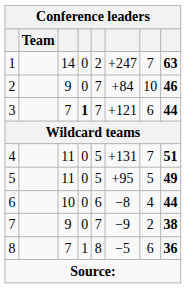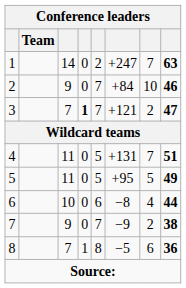(150, 109) 6 -> (150, 109) 2
(171, 109) 44 -> (171, 109) 47
